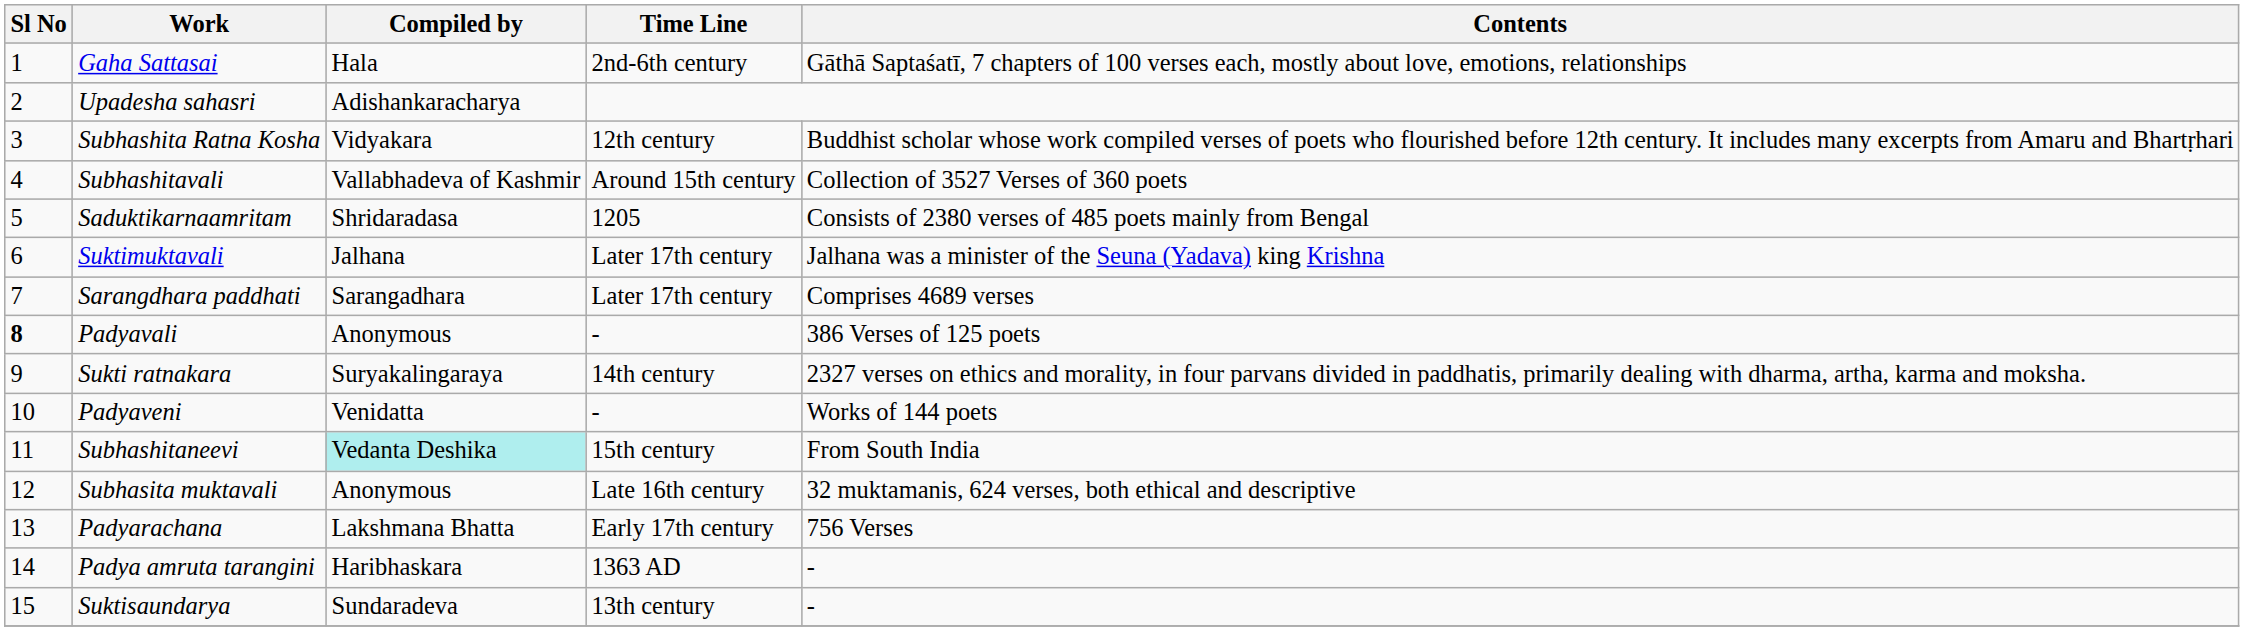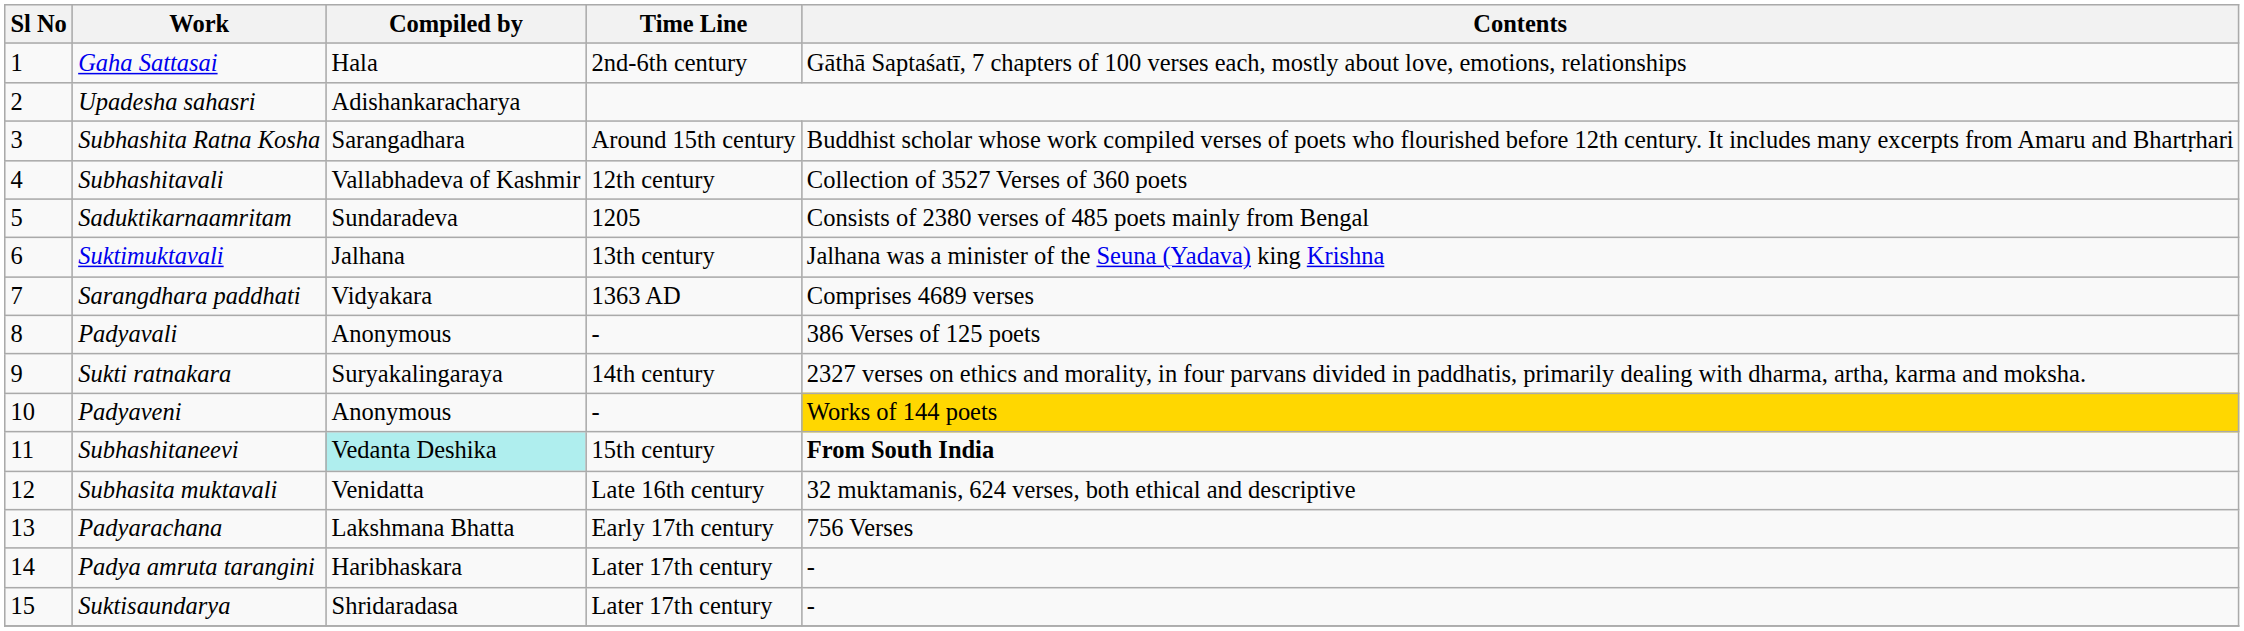(382, 140) Vidyakara -> (398, 140) Sarangadhara
(653, 140) 12th century -> (694, 140) Around 15th century
(694, 179) Around 15th century -> (653, 179) 12th century
(395, 218) Shridaradasa -> (395, 218) Sundaradeva
(682, 256) Later 17th century -> (653, 256) 13th century
(398, 295) Sarangadhara -> (382, 295) Vidyakara
(682, 295) Later 17th century -> (636, 295) 1363 AD
(17, 334) bold -> (17, 334) normal
(378, 412) Venidatta -> (391, 412) Anonymous
(902, 412) no background -> (902, 412) gold background
(893, 450) normal -> (901, 450) bold
(391, 489) Anonymous -> (378, 489) Venidatta
(636, 567) 1363 AD -> (682, 567) Later 17th century
(395, 606) Sundaradeva -> (395, 606) Shridaradasa
(653, 606) 13th century -> (682, 606) Later 17th century
